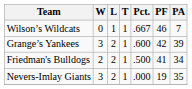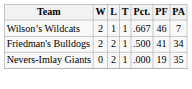(101, 28) 0 -> (101, 28) 2
- row: (43, 44)
(101, 76) 3 -> (101, 60) 0
